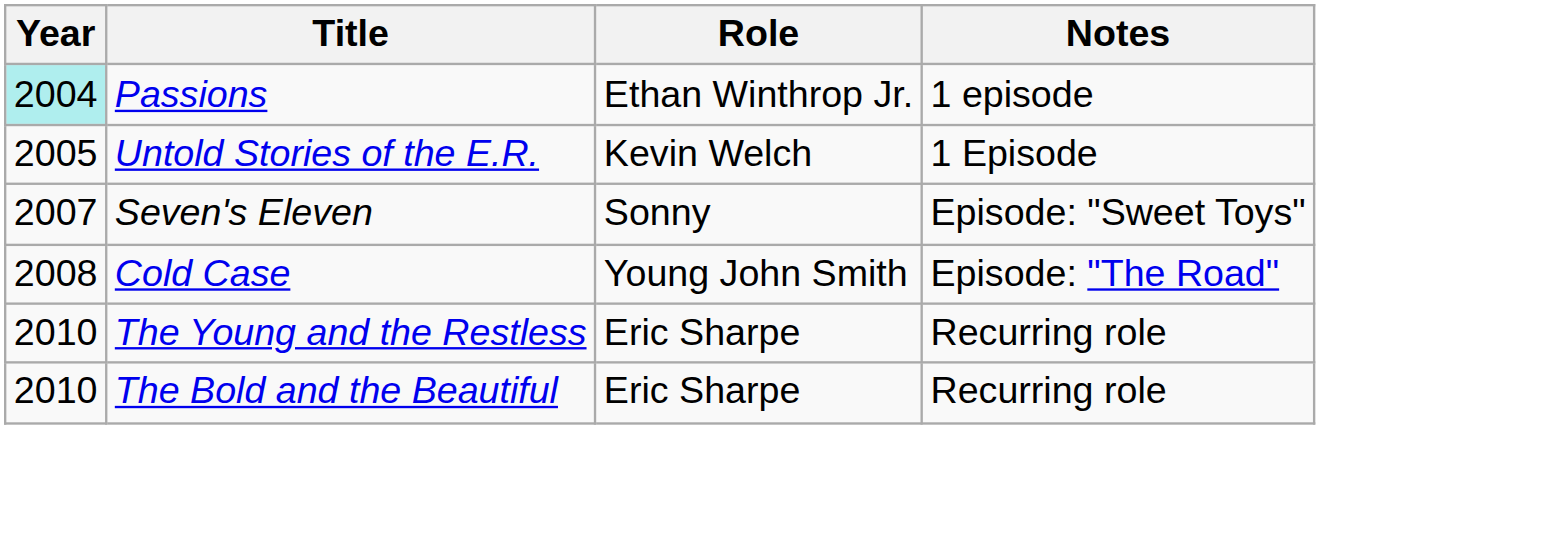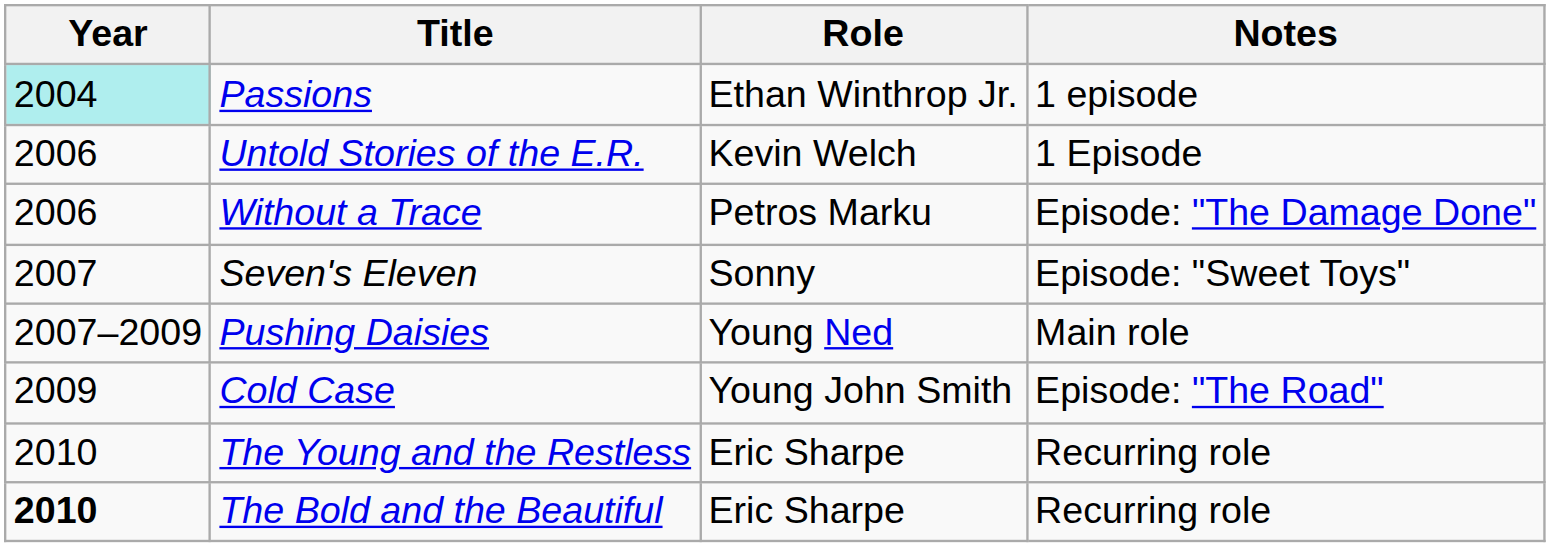(56, 153) 2005 -> (56, 153) 2006
+ row: (351, 213)
+ row: (354, 332)
(56, 272) 2008 -> (56, 392) 2009
(56, 392) normal -> (56, 511) bold
